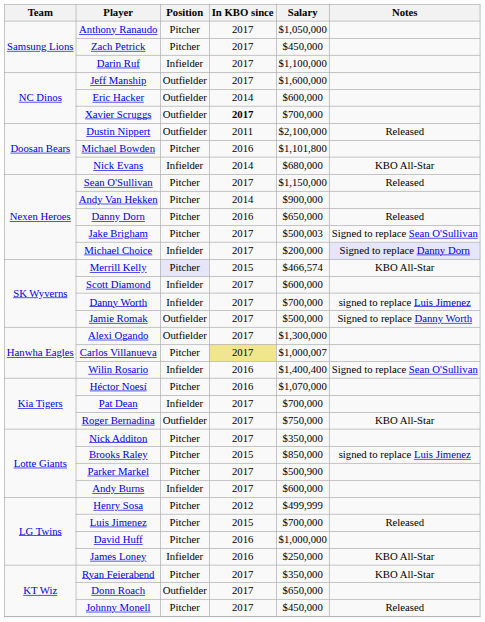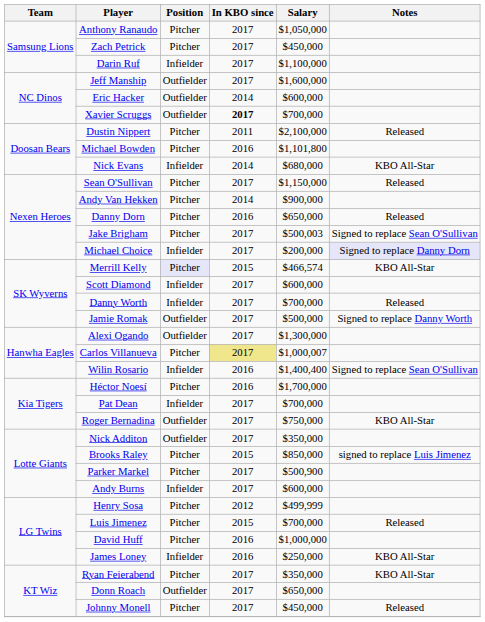(185, 132) Outfielder -> (185, 132) Pitcher
(405, 302) signed to replace Luis Jimenez -> (405, 302) Released
(303, 387) $1,070,000 -> (303, 387) $1,700,000
(185, 438) Pitcher -> (185, 438) Outfielder
